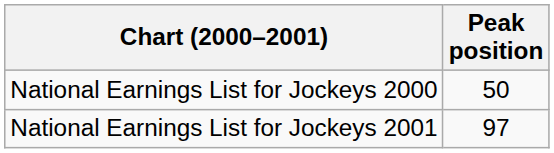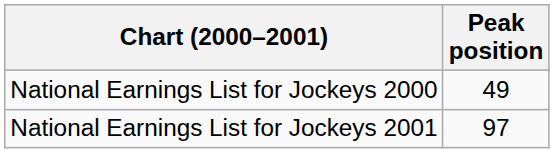(496, 89) 50 -> (496, 89) 49
